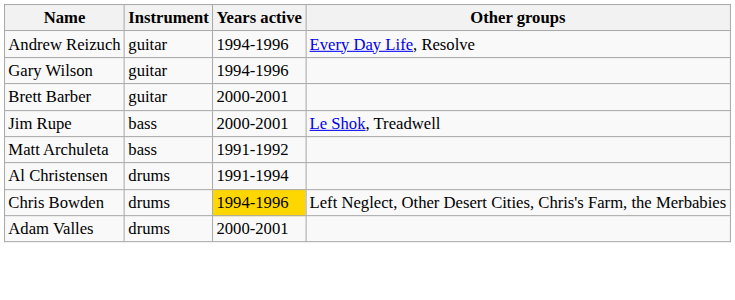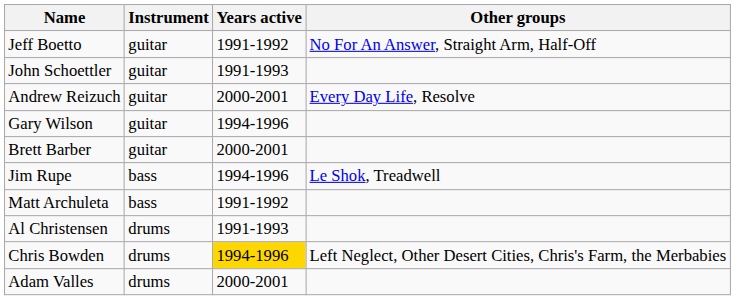+ row: (45, 44)
+ row: (60, 70)
(252, 44) 1994-1996 -> (252, 96) 2000-2001
(252, 123) 2000-2001 -> (252, 176) 1994-1996
(252, 176) 1991-1994 -> (252, 228) 1991-1993
